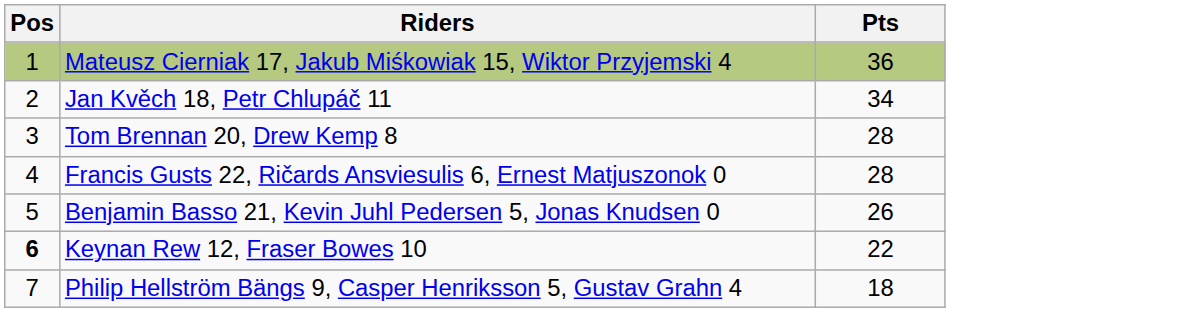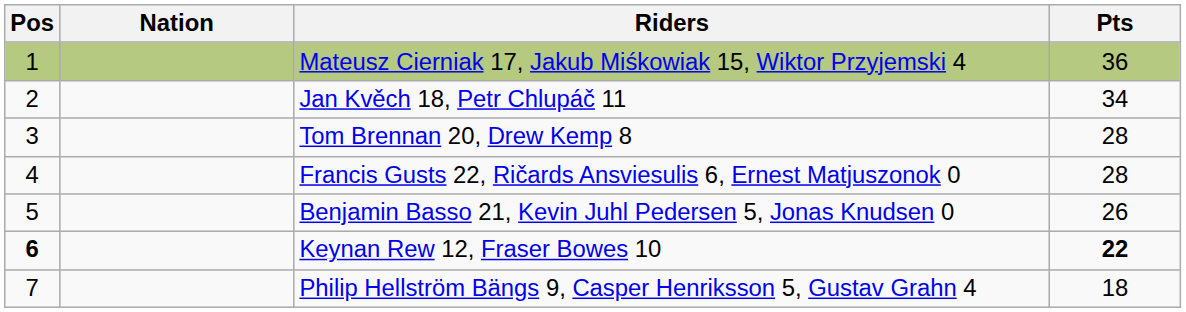+ column: (177, 23)
(881, 250) normal -> (1115, 250) bold
